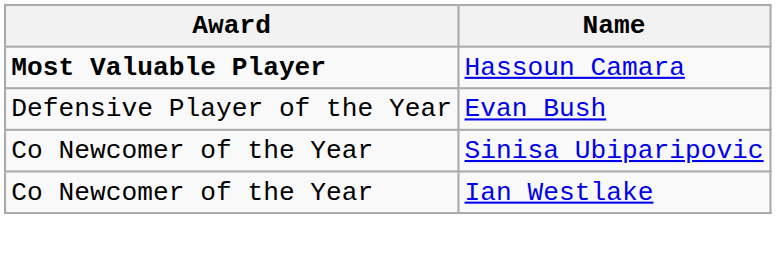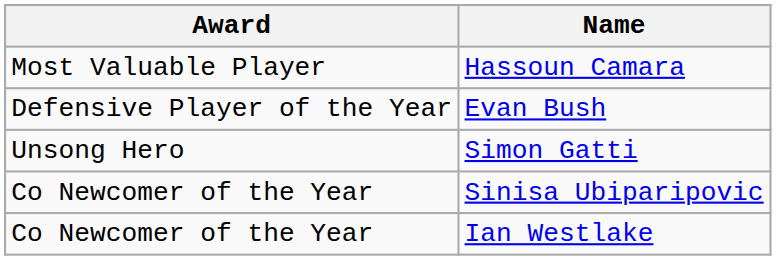(169, 67) bold -> (169, 67) normal
+ row: (551, 150)
